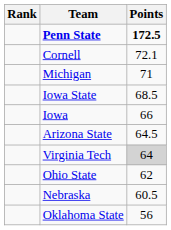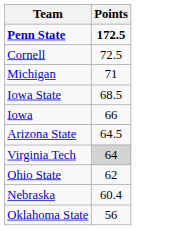- column: (22, 14)
(146, 54) 72.1 -> (111, 54) 72.5
(146, 194) 60.5 -> (111, 194) 60.4
